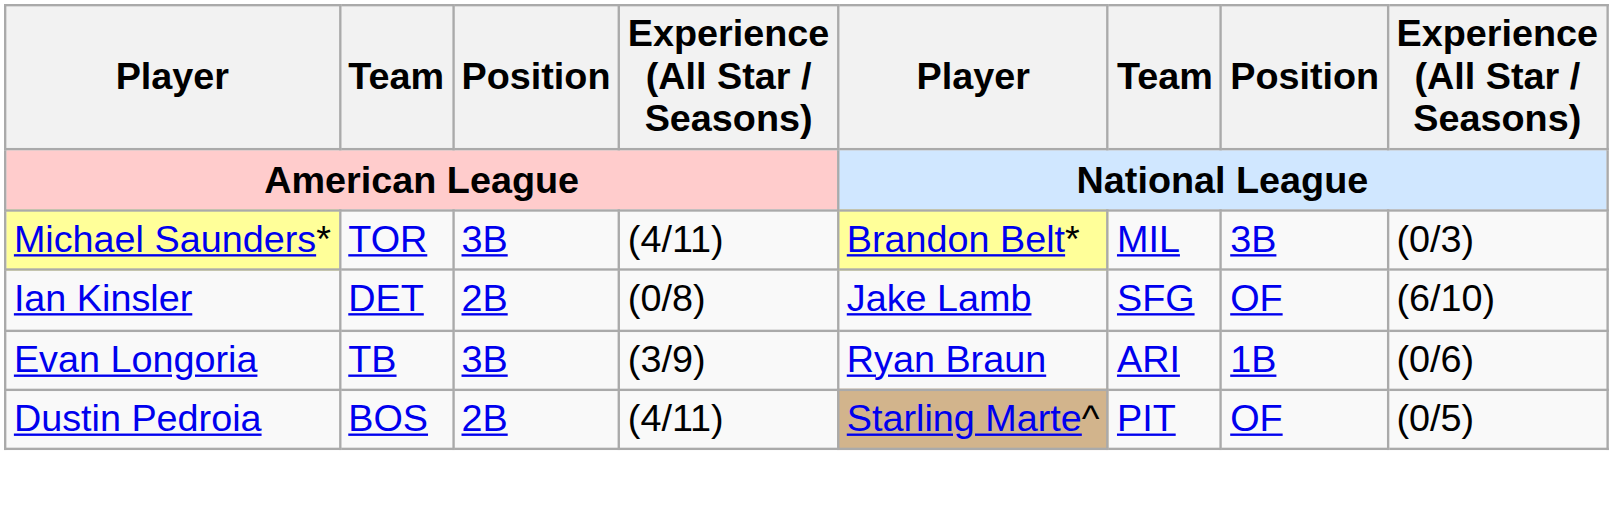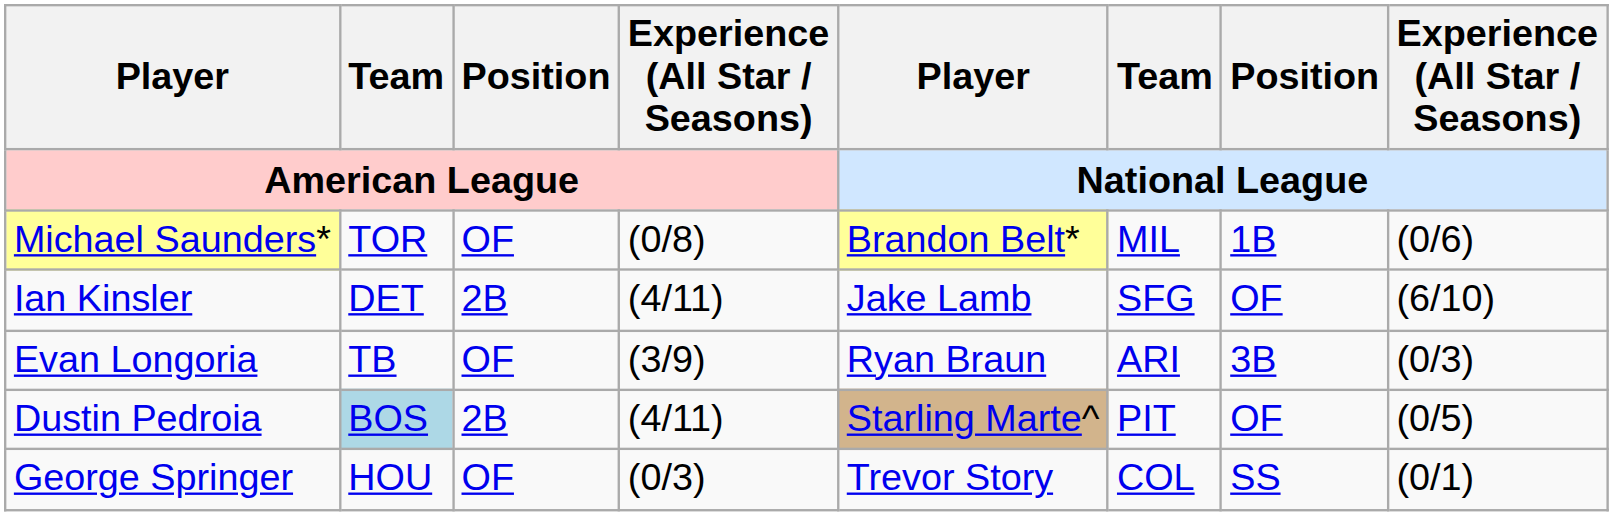(485, 239) 3B -> (488, 239) OF
(676, 239) (4/11) -> (667, 239) (0/8)
(1253, 239) 3B -> (1253, 239) 1B
(1435, 239) (0/3) -> (1435, 239) (0/6)
(667, 299) (0/8) -> (676, 299) (4/11)
(485, 358) 3B -> (488, 358) OF
(1253, 358) 1B -> (1253, 358) 3B
(1435, 358) (0/6) -> (1435, 358) (0/3)
(388, 418) no background -> (388, 418) lightblue background
+ row: (153, 478)
